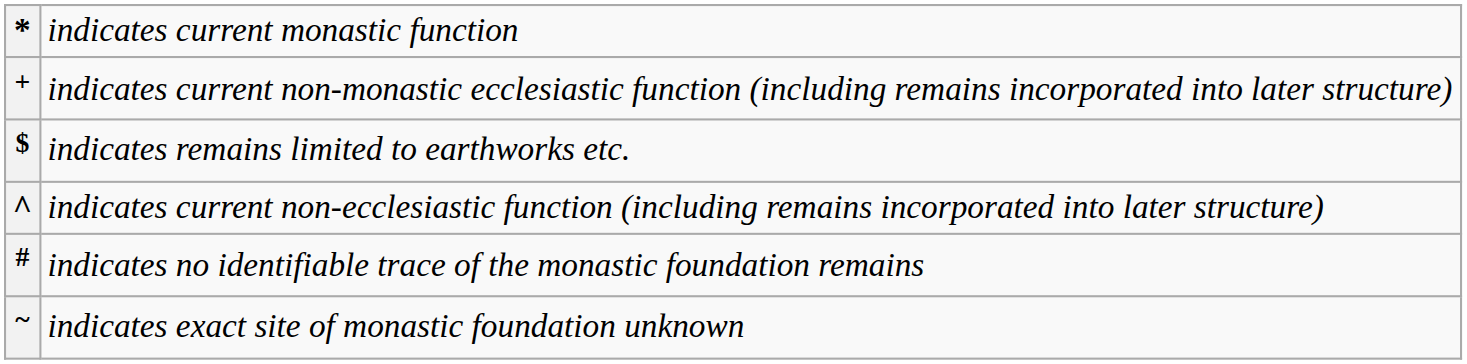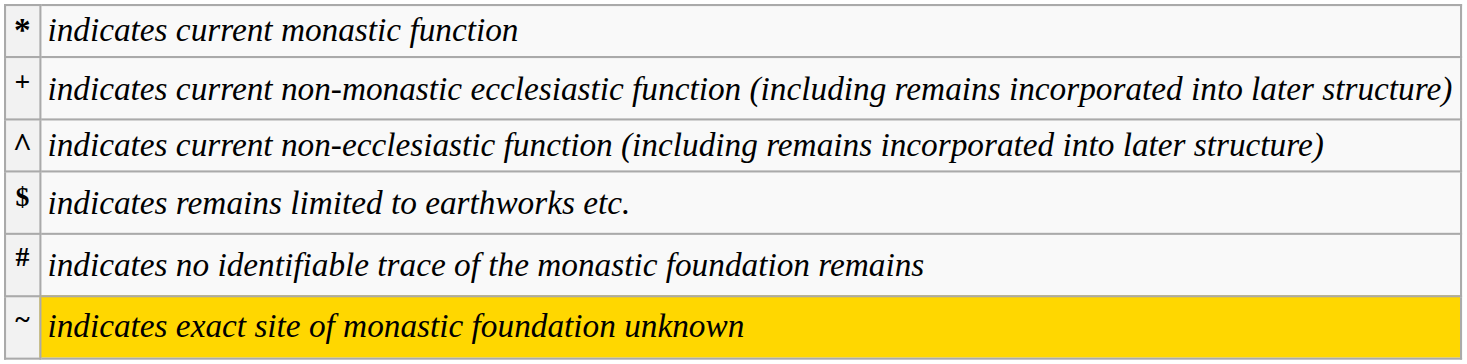rows swapped: (22, 207) <-> (22, 143)
(396, 326) no background -> (396, 326) gold background
